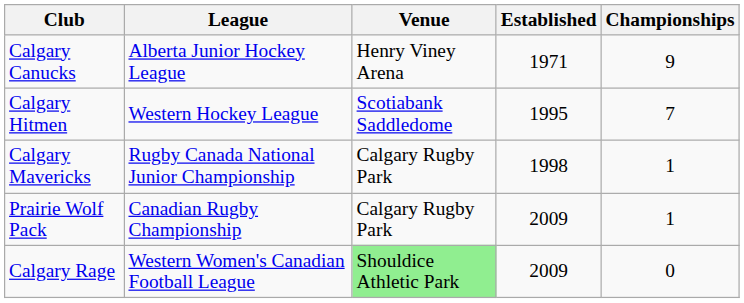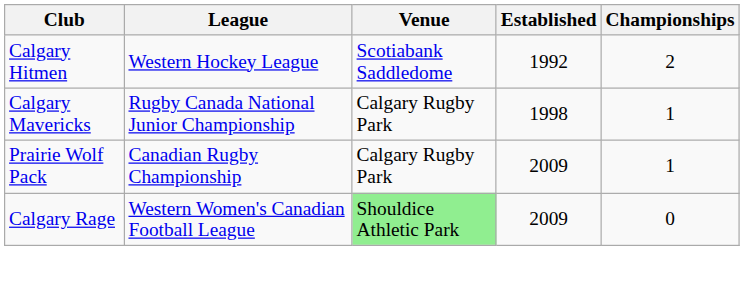- row: (42, 61)
(549, 113) 1995 -> (549, 61) 1992
(670, 113) 7 -> (670, 61) 2
